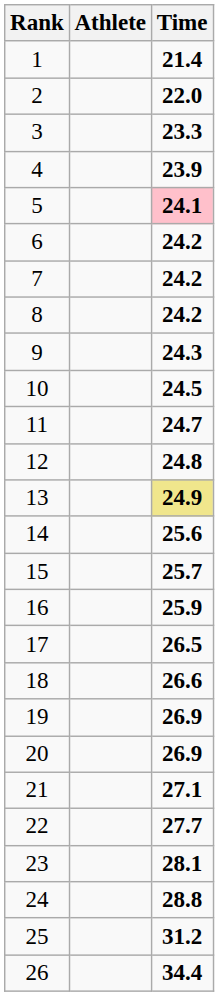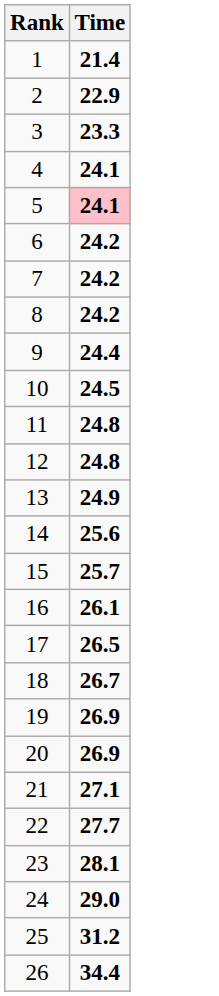- column: (110, 22)
(182, 95) 22.0 -> (100, 95) 22.9
(182, 168) 23.9 -> (100, 168) 24.1
(182, 351) 24.3 -> (100, 351) 24.4
(182, 424) 24.7 -> (100, 424) 24.8
(182, 497) khaki background -> (100, 497) no background
(182, 607) 25.9 -> (100, 607) 26.1
(182, 680) 26.6 -> (100, 680) 26.7
(182, 899) 28.8 -> (100, 899) 29.0
